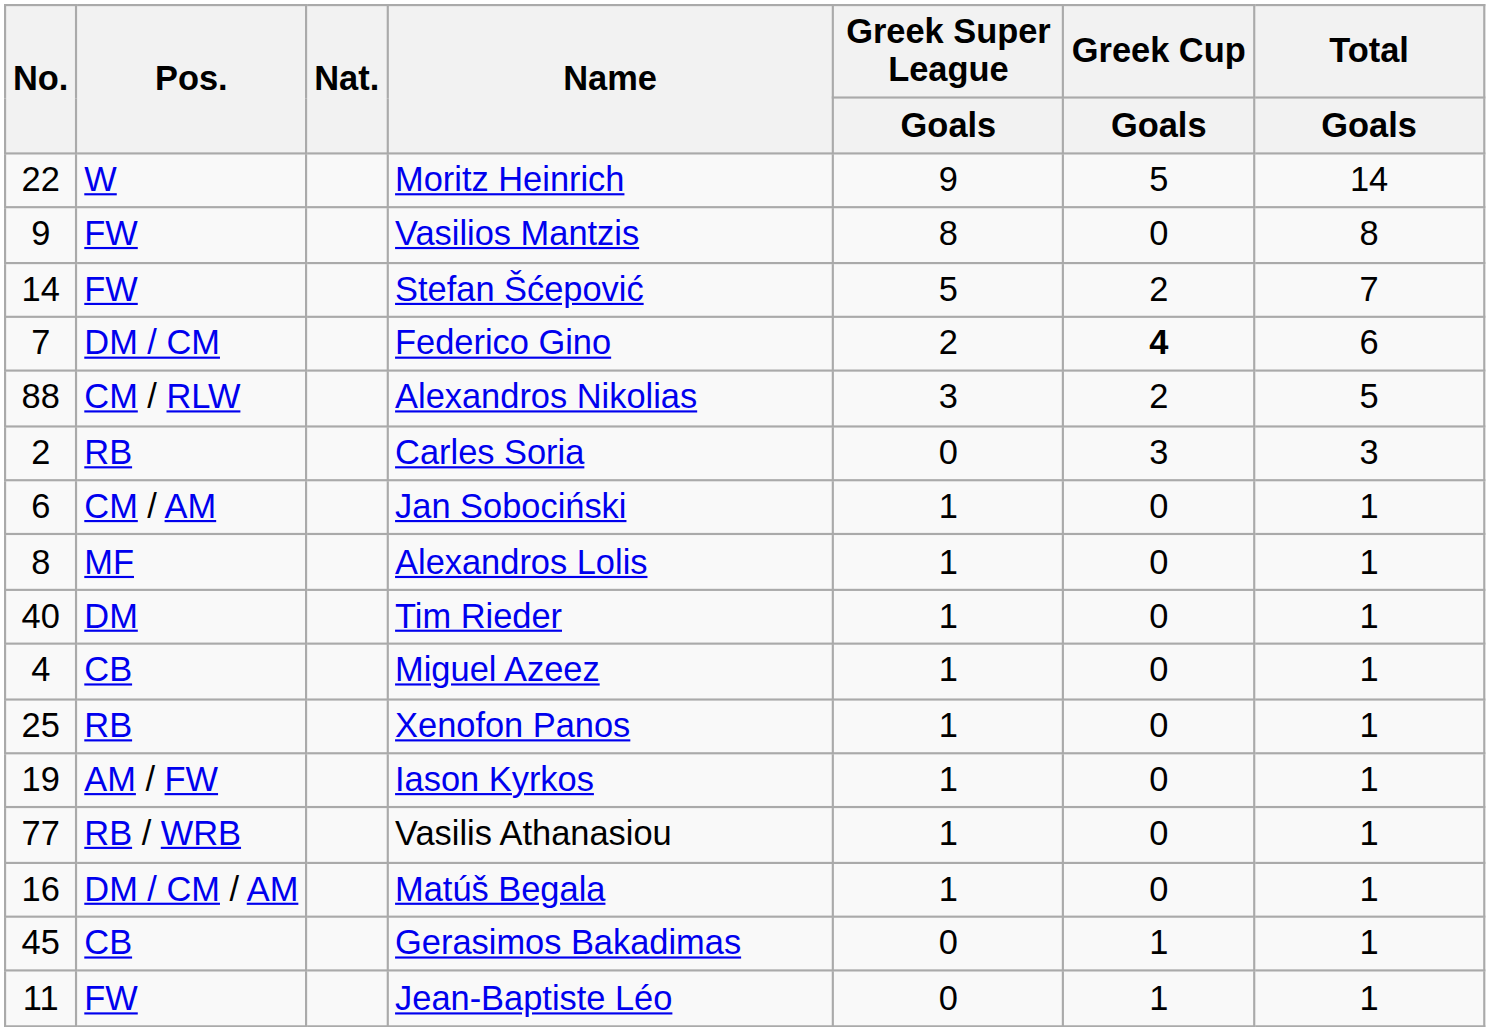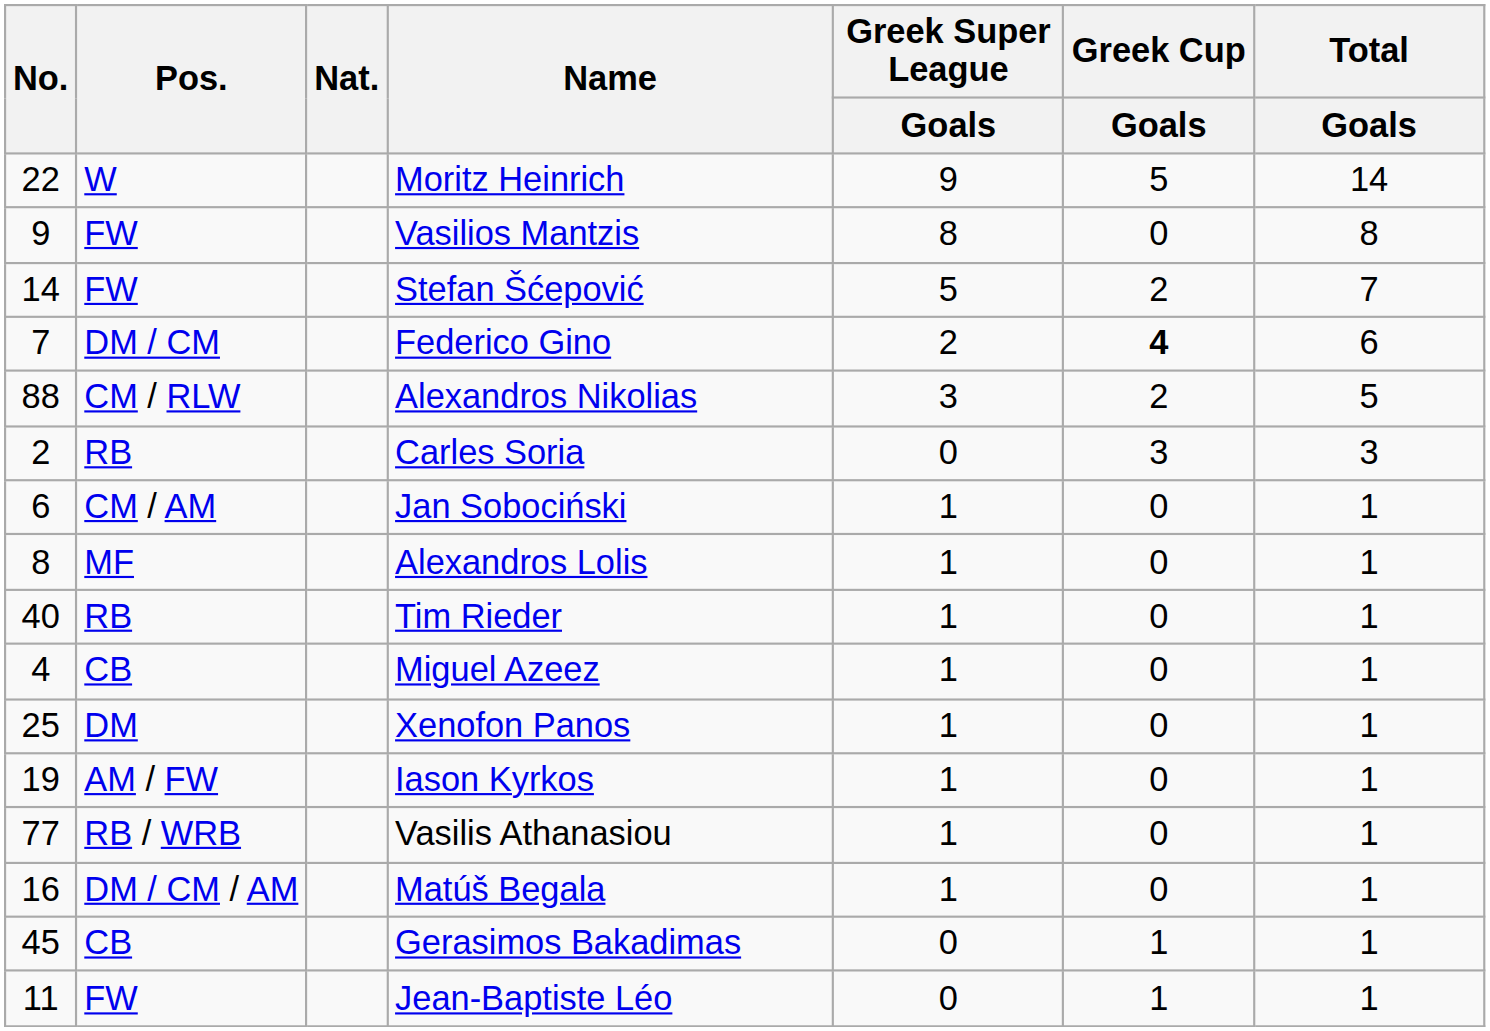(111, 616) DM -> (108, 616) RB
(108, 725) RB -> (111, 725) DM
